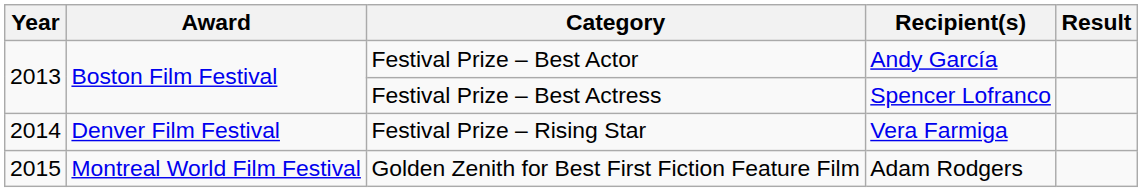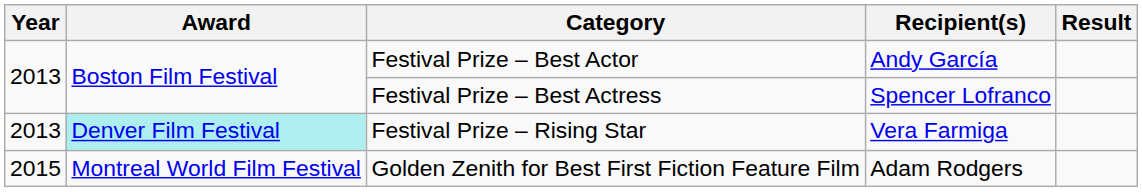(35, 131) 2014 -> (35, 131) 2013
(176, 131) no background -> (176, 131) paleturquoise background
